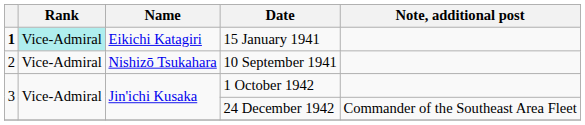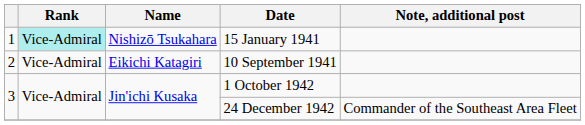(11, 39) bold -> (11, 39) normal
(155, 39) Eikichi Katagiri -> (163, 39) Nishizō Tsukahara
(163, 62) Nishizō Tsukahara -> (155, 62) Eikichi Katagiri
